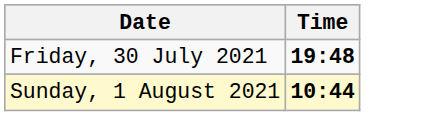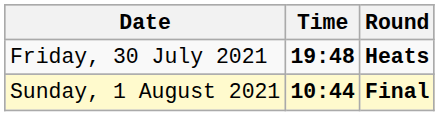+ column: (397, 22)
